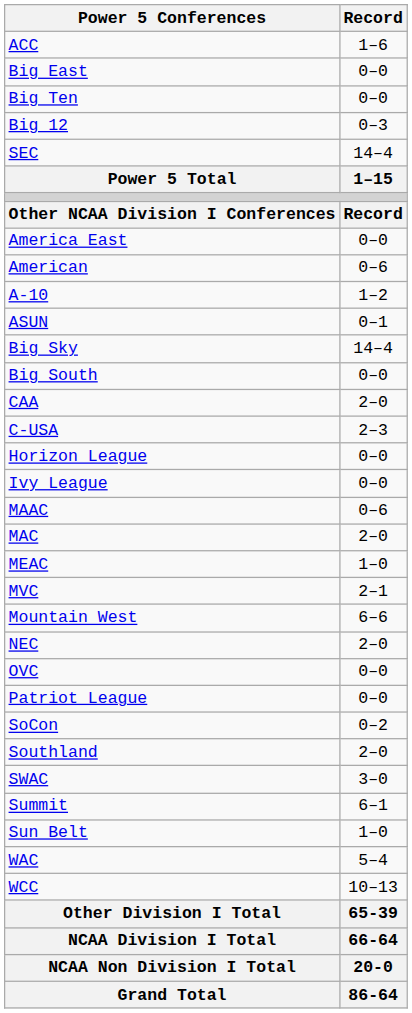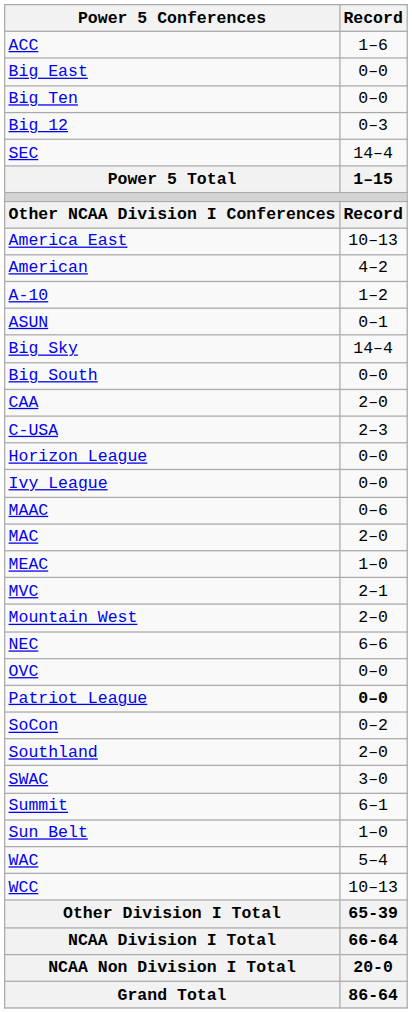(373, 241) 0–0 -> (373, 241) 10–13
(373, 268) 0–6 -> (373, 268) 4–2
(373, 618) 6–6 -> (373, 618) 2–0
(373, 645) 2–0 -> (373, 645) 6–6
(373, 699) normal -> (373, 699) bold
